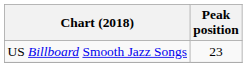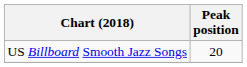(216, 51) 23 -> (216, 51) 20
